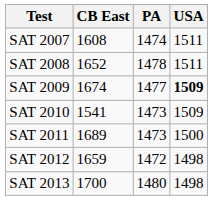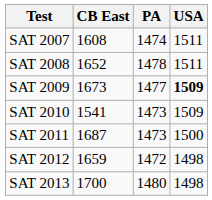(92, 87) 1674 -> (92, 87) 1673
(92, 135) 1689 -> (92, 135) 1687
